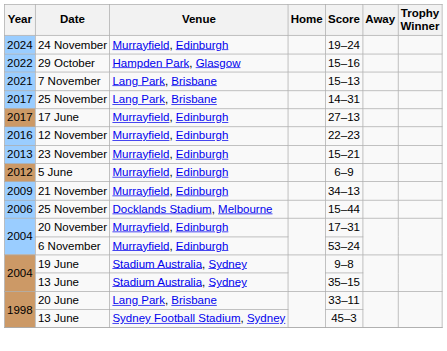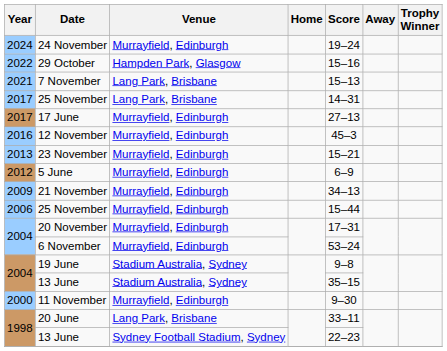(344, 136) 22–23 -> (344, 136) 45–3
(192, 209) Docklands Stadium, Melbourne -> (170, 209) Murrayfield, Edinburgh
+ row: (20, 300)
(344, 318) 45–3 -> (344, 337) 22–23
